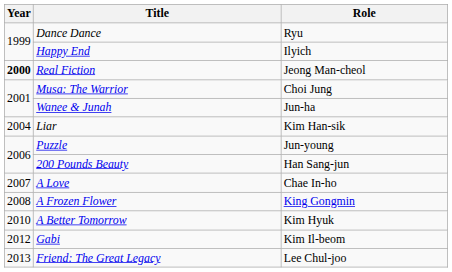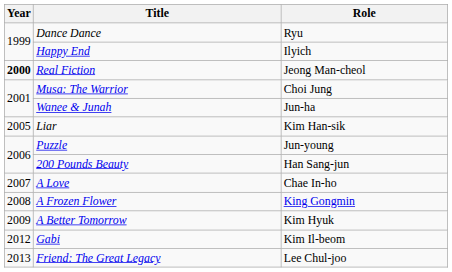(19, 126) 2004 -> (19, 126) 2005
(19, 220) 2010 -> (19, 220) 2009
